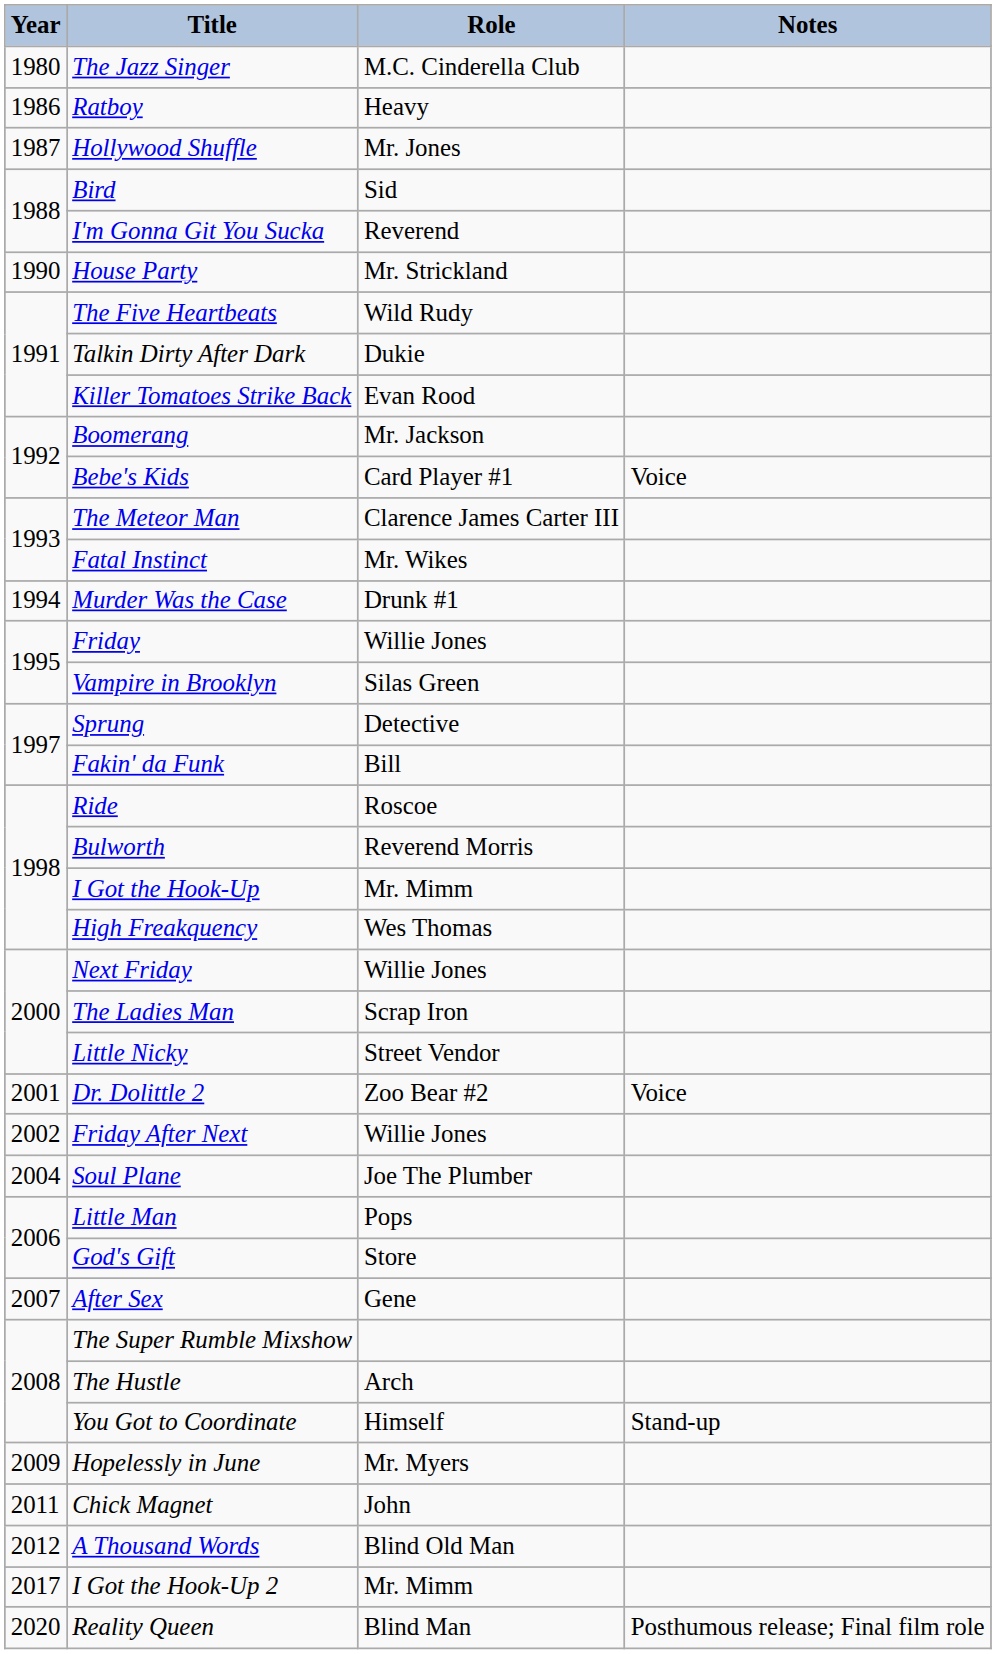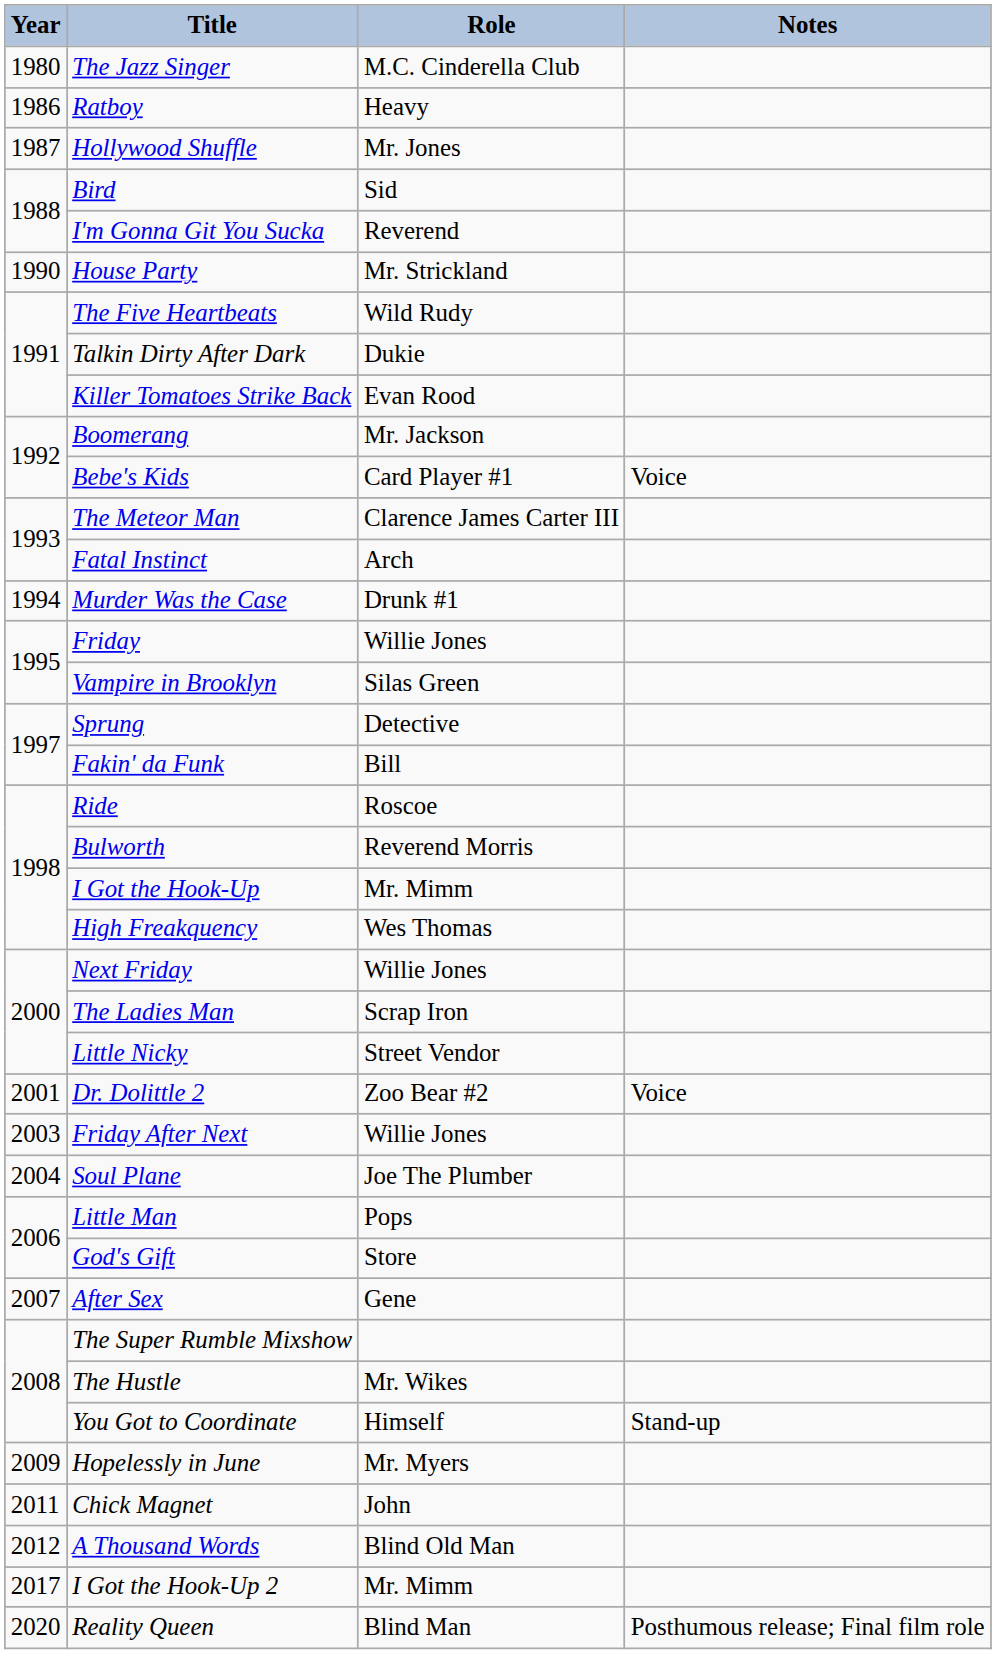(416, 559) Mr. Wikes -> (389, 559) Arch
(36, 1134) 2002 -> (36, 1134) 2003
(389, 1381) Arch -> (416, 1381) Mr. Wikes
